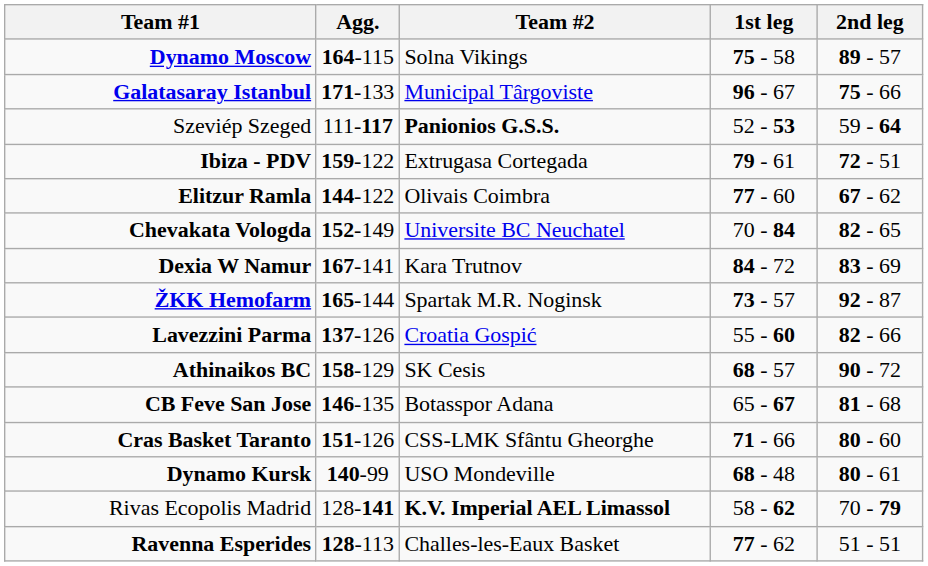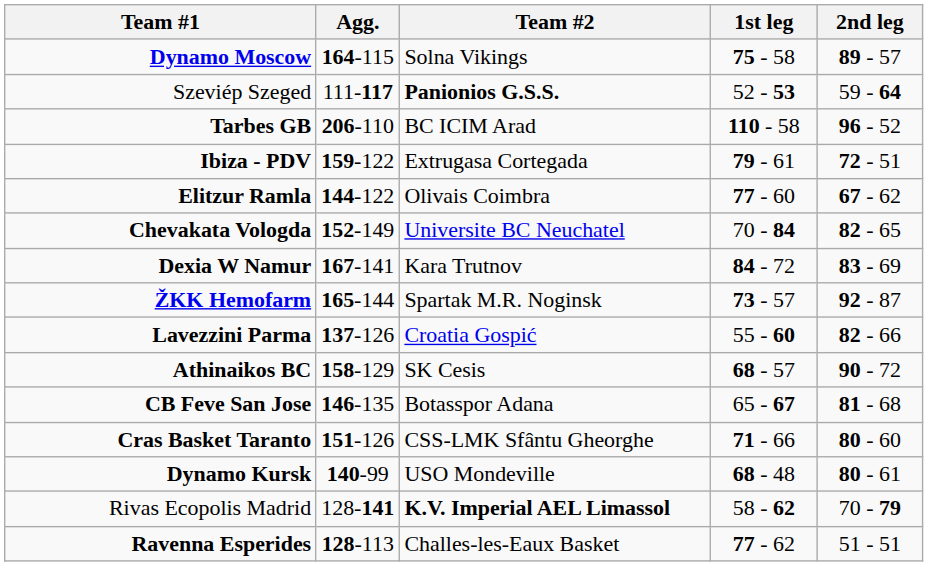- row: (212, 91)
+ row: (261, 126)
